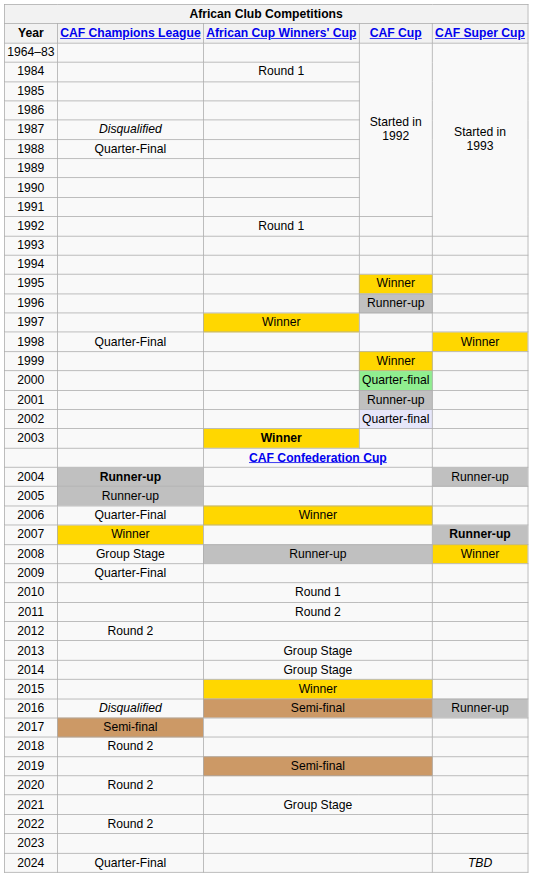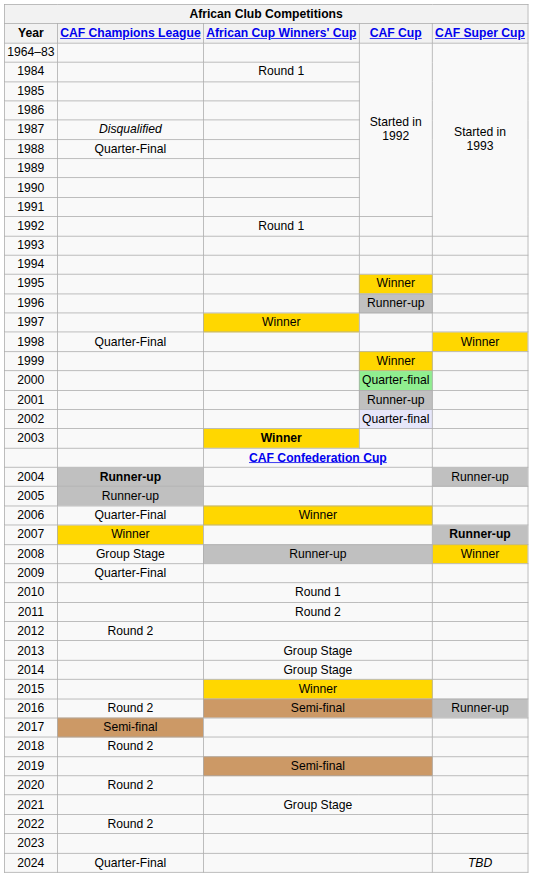(130, 708) Disqualified -> (130, 708) Round 2
